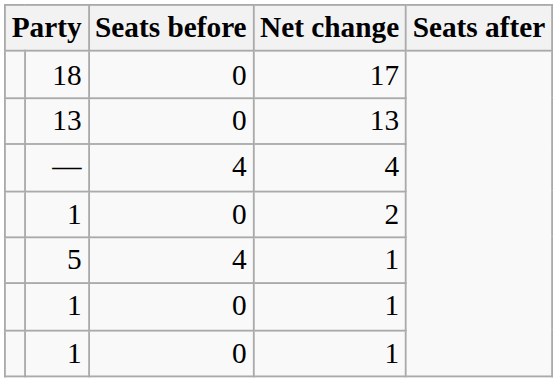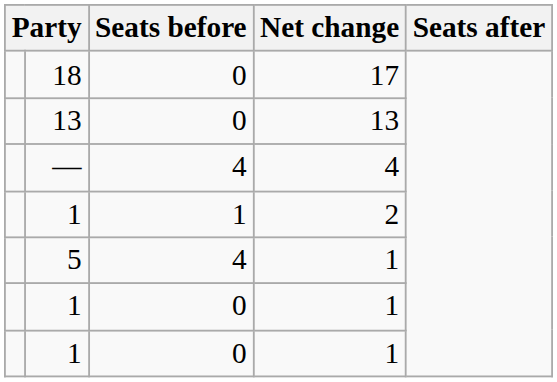(239, 213) 0 -> (239, 213) 1
